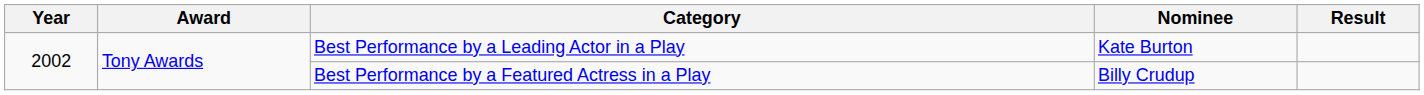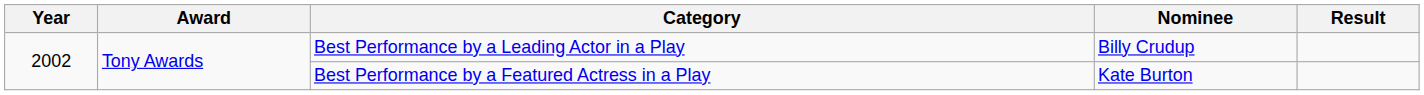(1145, 47) Kate Burton -> (1146, 47) Billy Crudup
(1146, 75) Billy Crudup -> (1145, 75) Kate Burton
